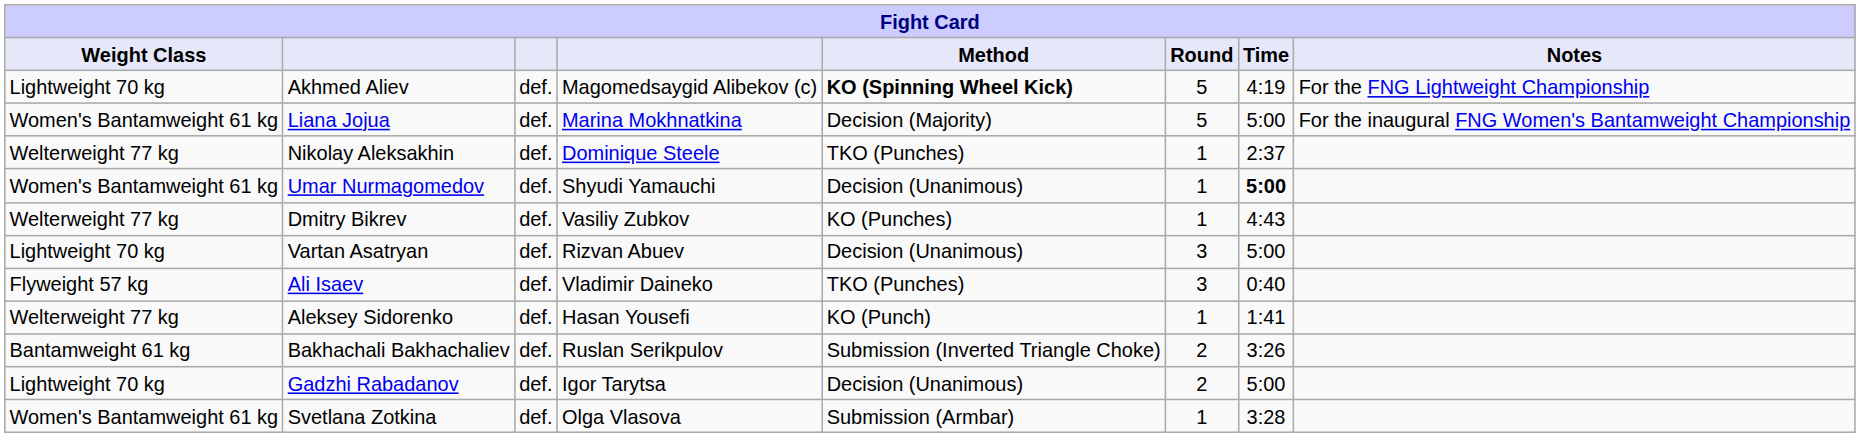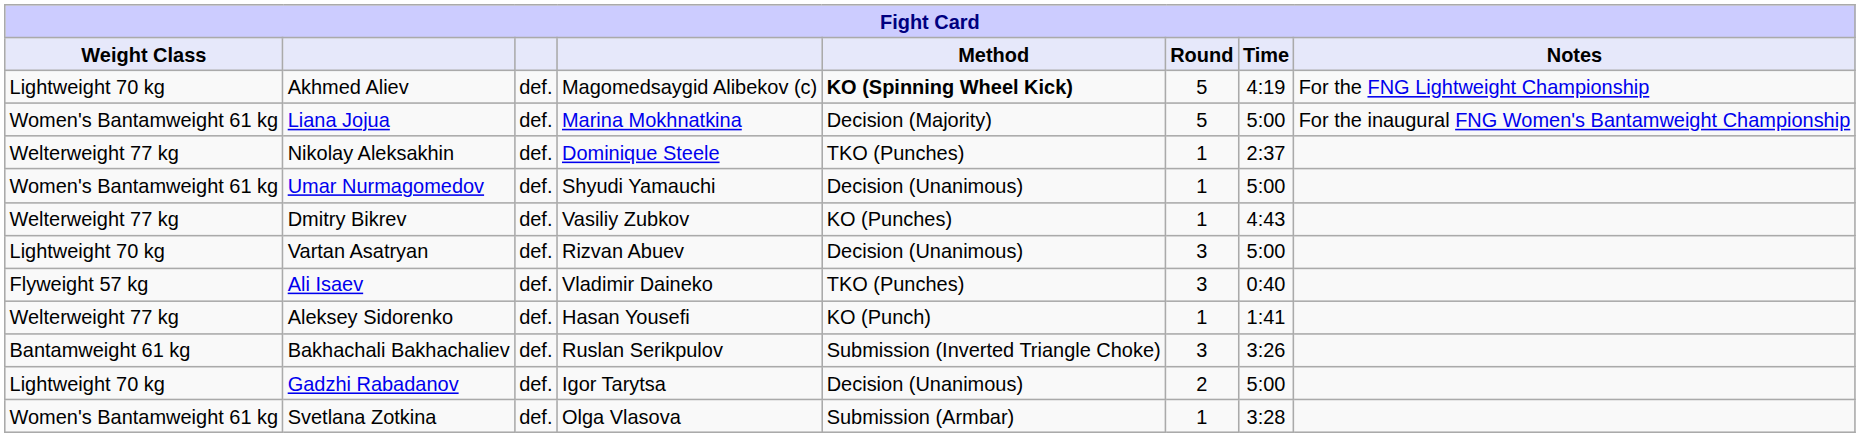(1266, 186) bold -> (1266, 186) normal
(1202, 350) 2 -> (1202, 350) 3
